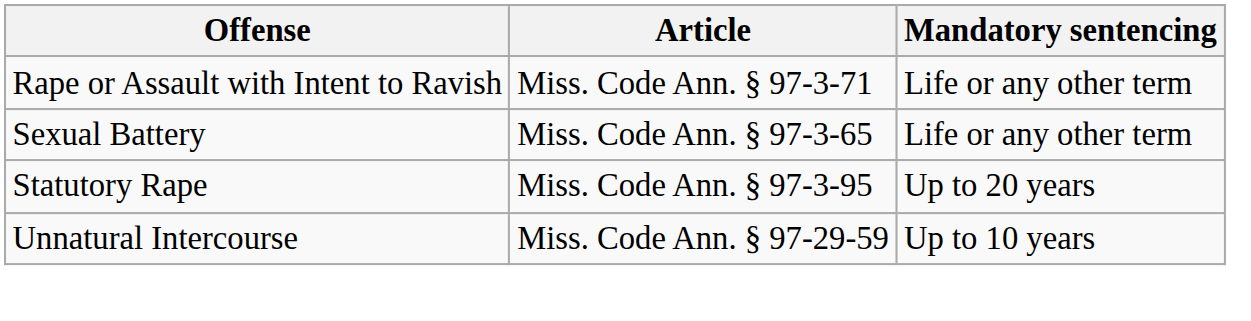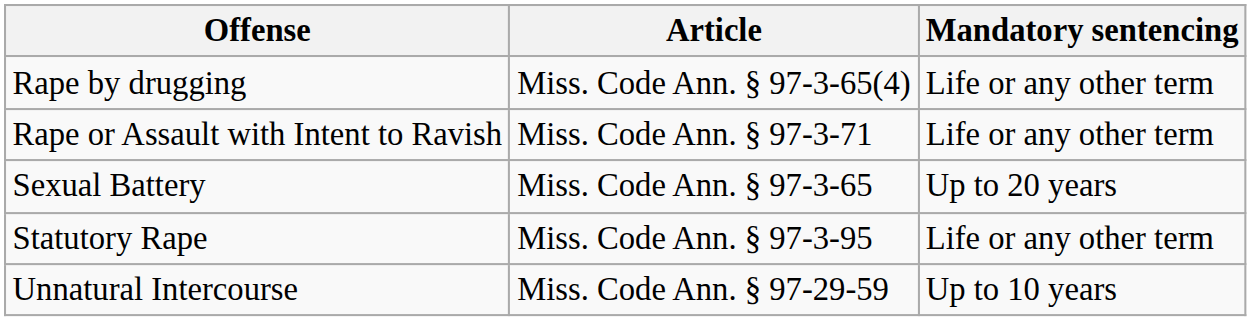+ row: (129, 82)
(1048, 133) Life or any other term -> (1021, 185) Up to 20 years
(1000, 185) Up to 20 years -> (1070, 237) Life or any other term
